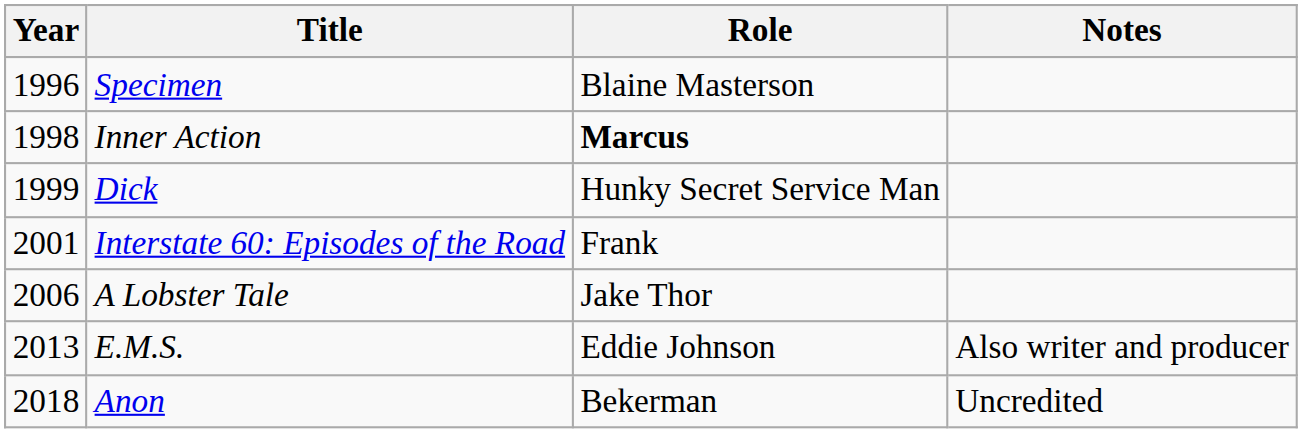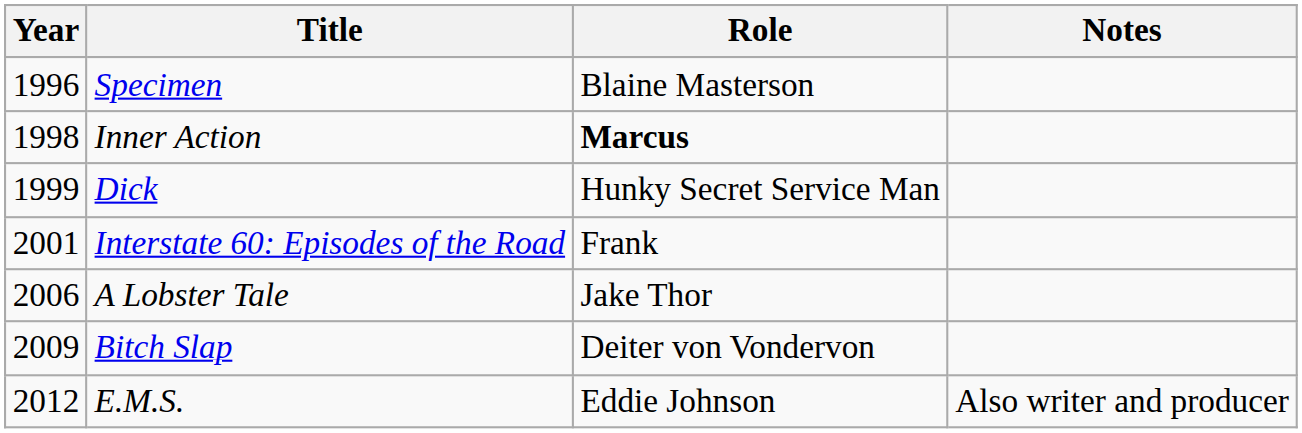+ row: (163, 347)
(46, 347) 2013 -> (46, 400) 2012
- row: (130, 400)
